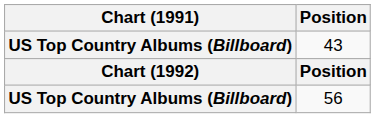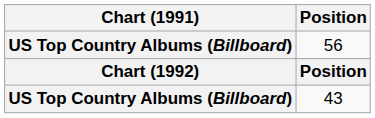rows swapped: (333, 98) <-> (333, 44)
